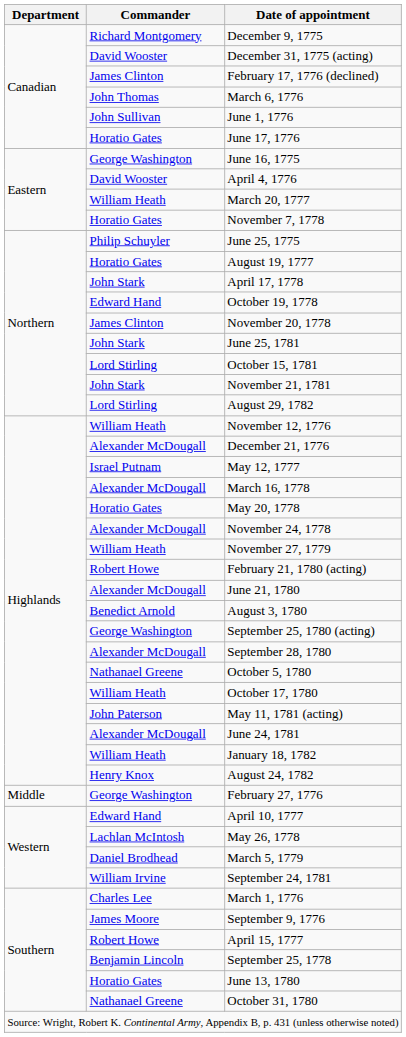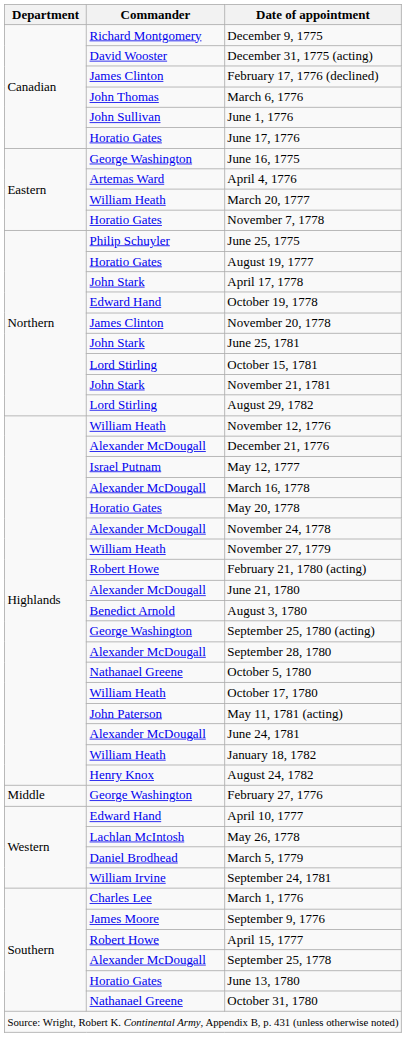(128, 179) David Wooster -> (127, 179) Artemas Ward
(137, 960) Benjamin Lincoln -> (148, 960) Alexander McDougall
